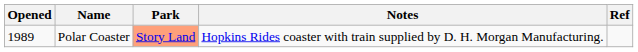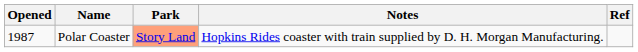(21, 36) 1989 -> (21, 36) 1987
